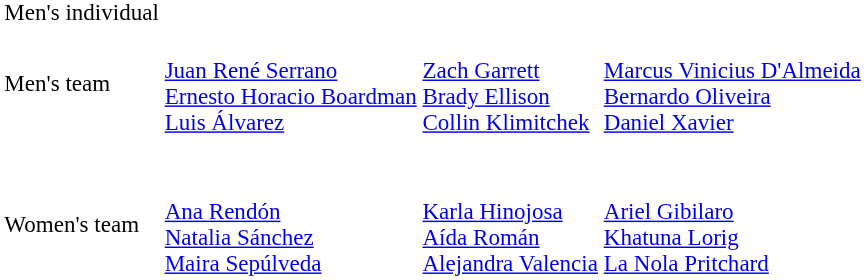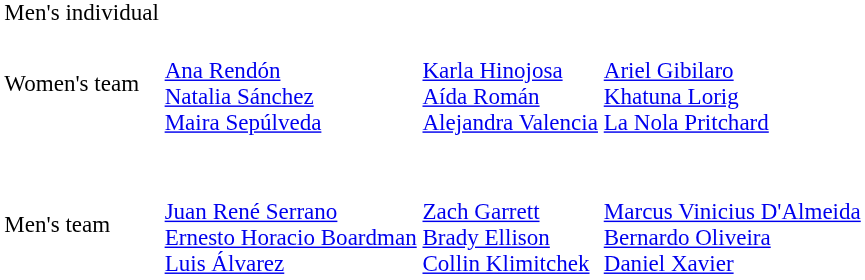rows swapped: (57, 83) <-> (72, 224)
